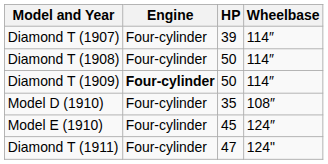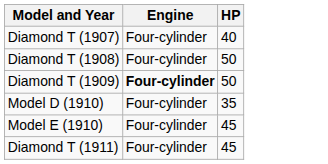- column: (283, 15)
(229, 37) 39 -> (229, 37) 40
(229, 147) 47 -> (229, 147) 45
